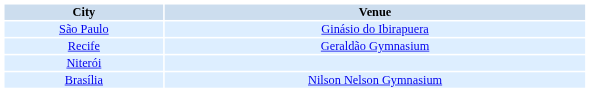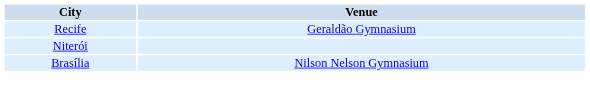- row: (84, 29)
